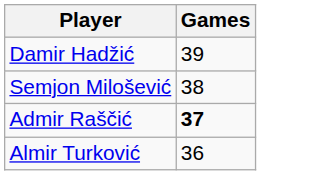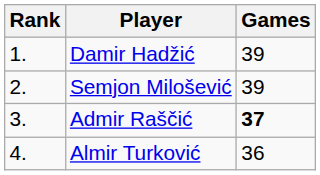+ column: (35, 20)
(192, 86) 38 -> (253, 86) 39
